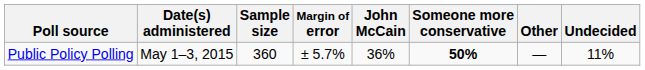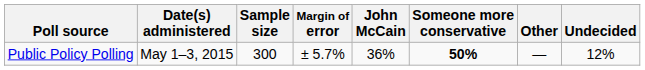(265, 53) 360 -> (265, 53) 300
(600, 53) 11% -> (600, 53) 12%
